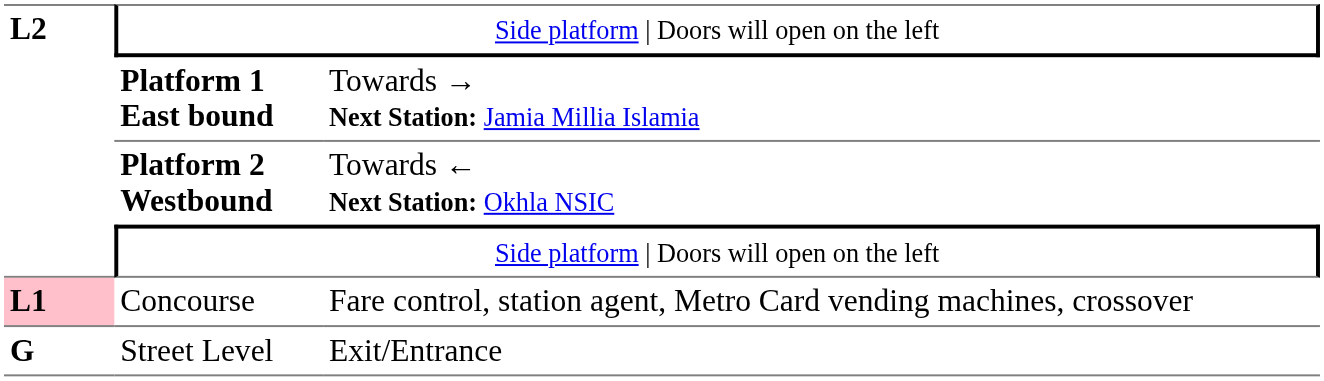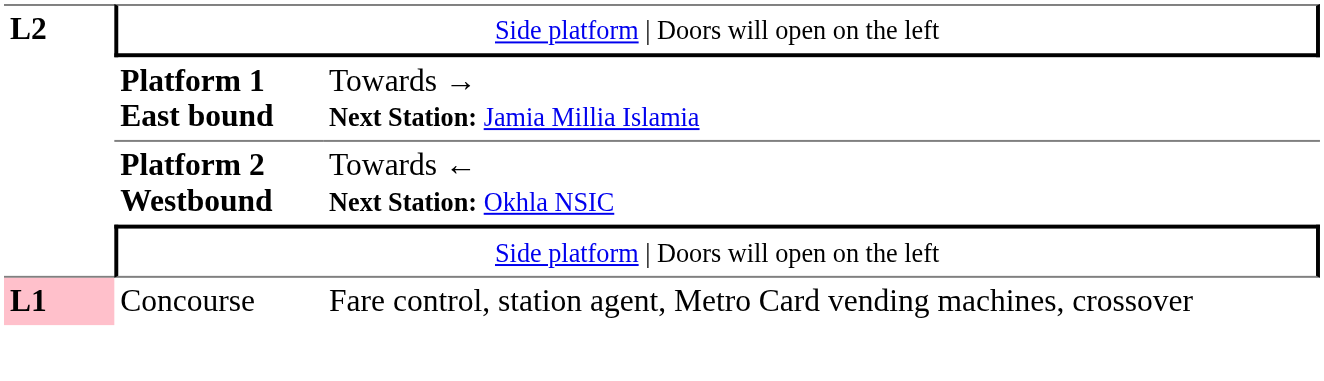- row: (197, 350)
